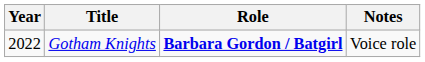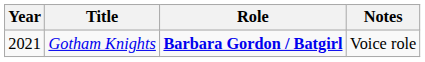(25, 43) 2022 -> (25, 43) 2021
